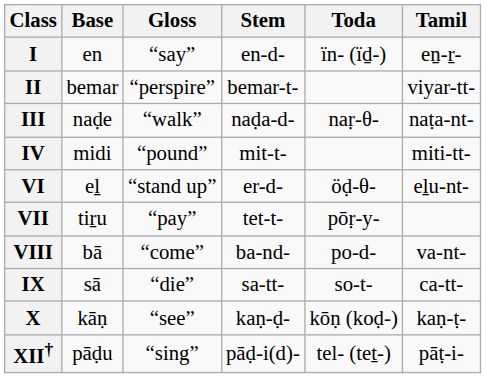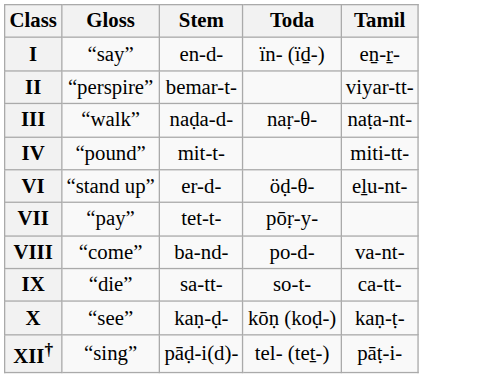- column: (92, 20)
